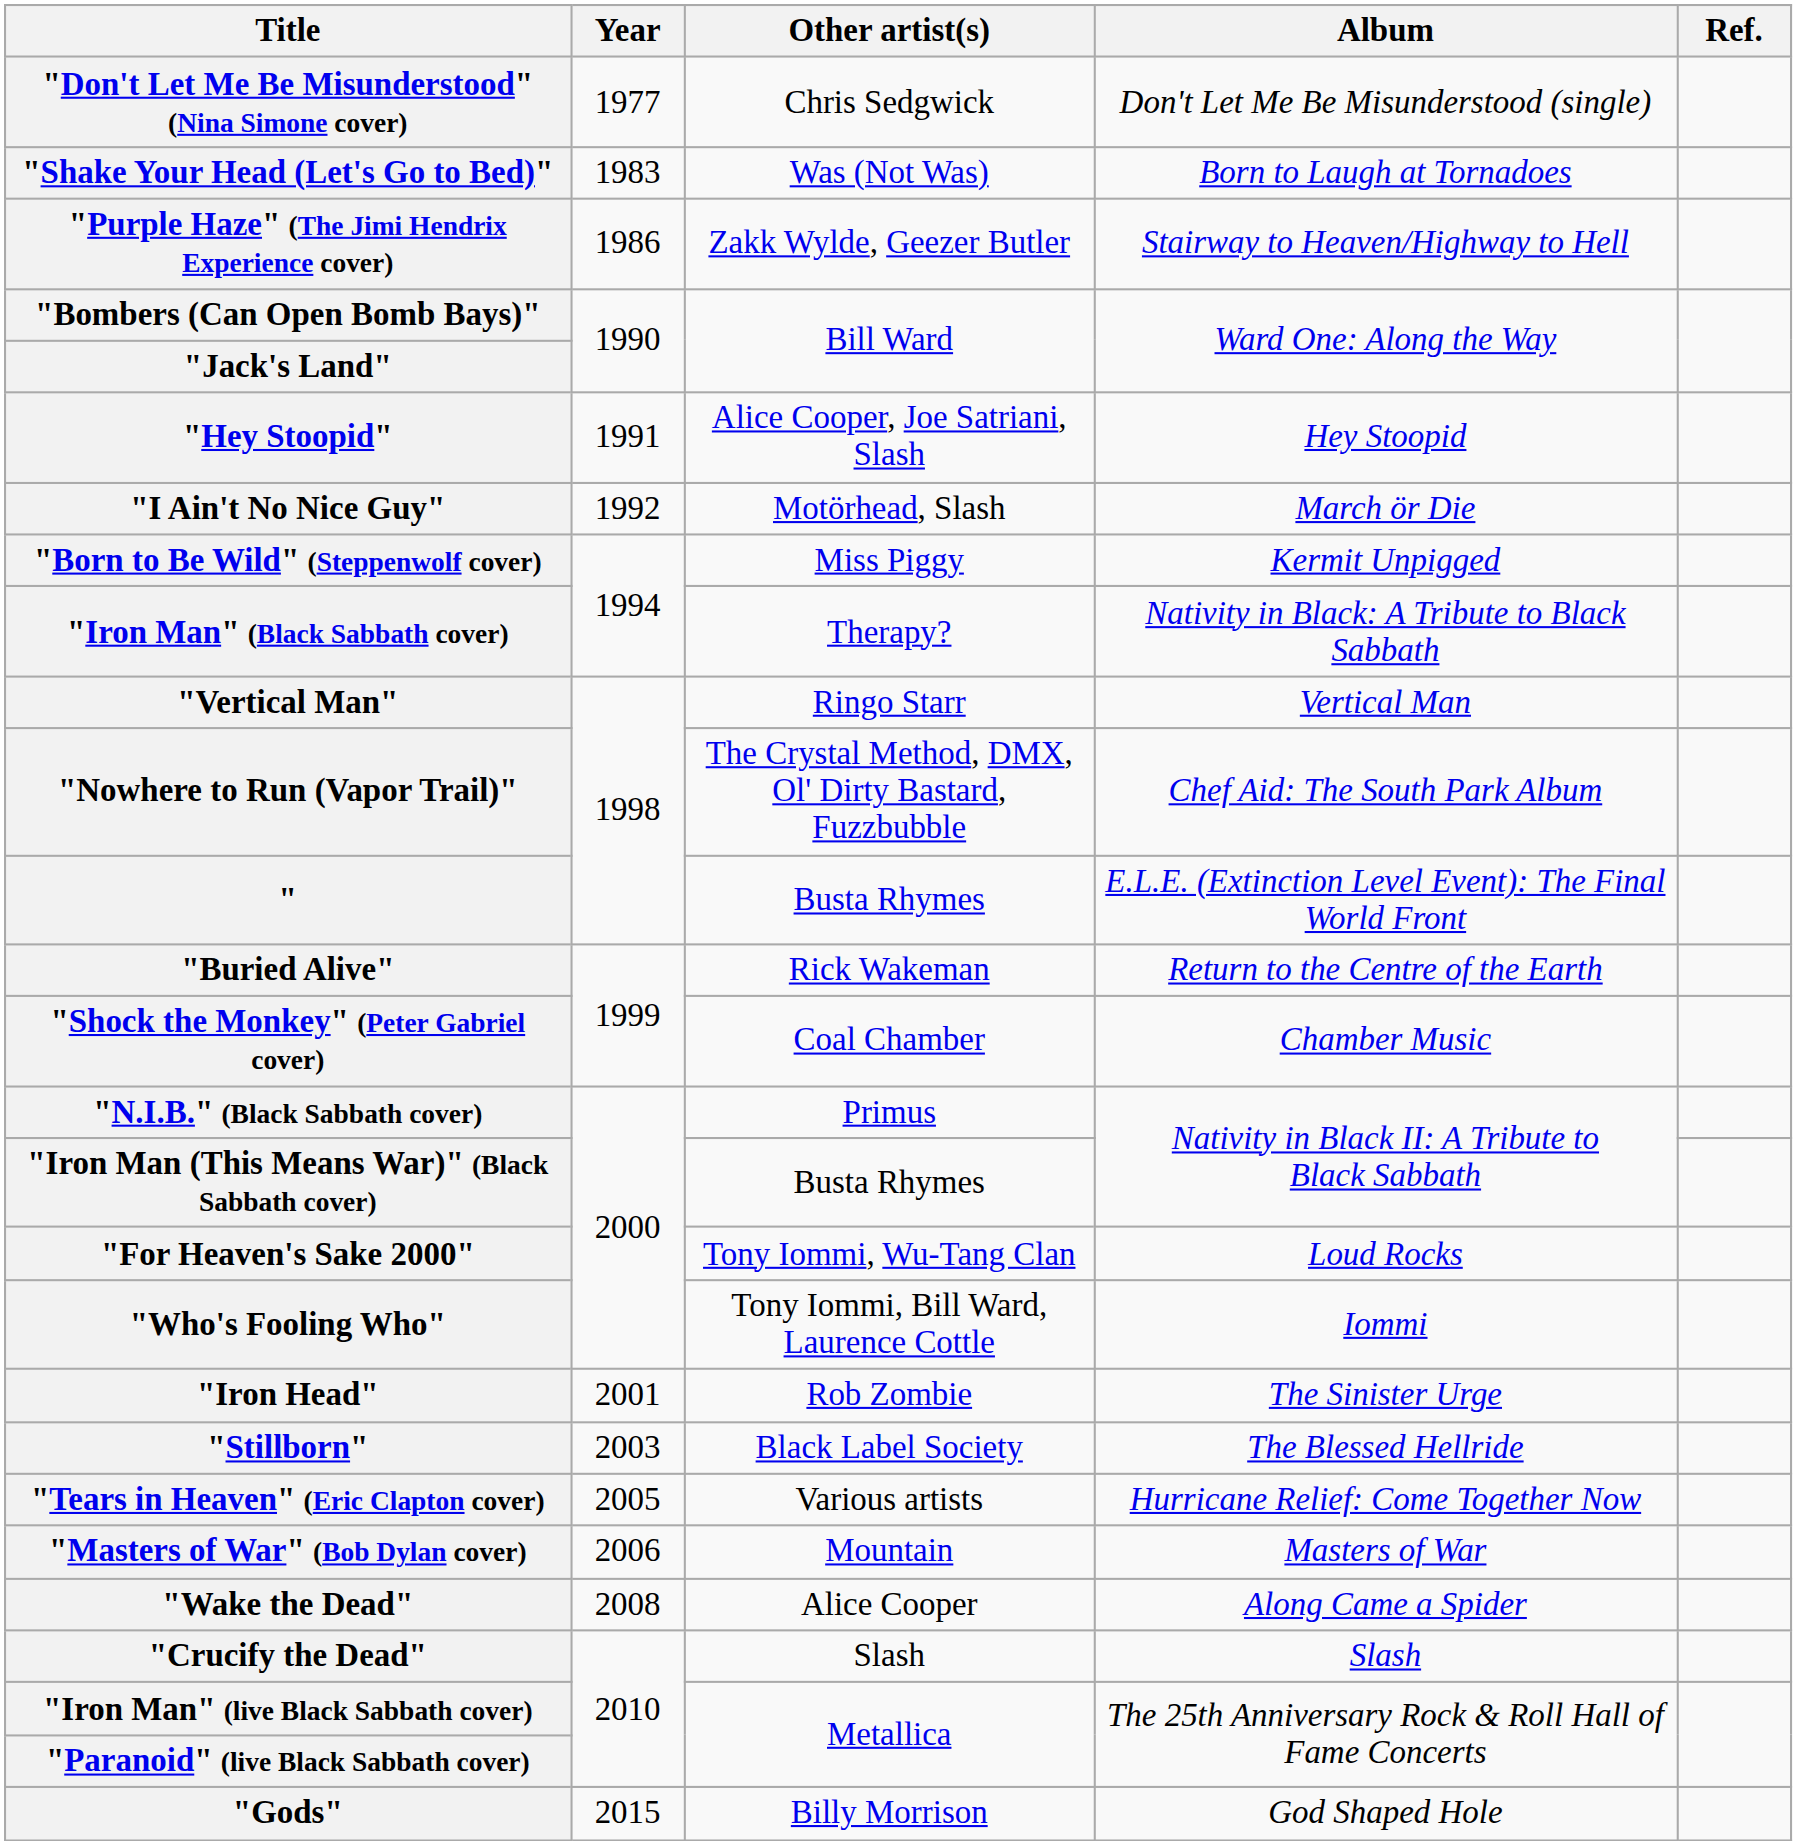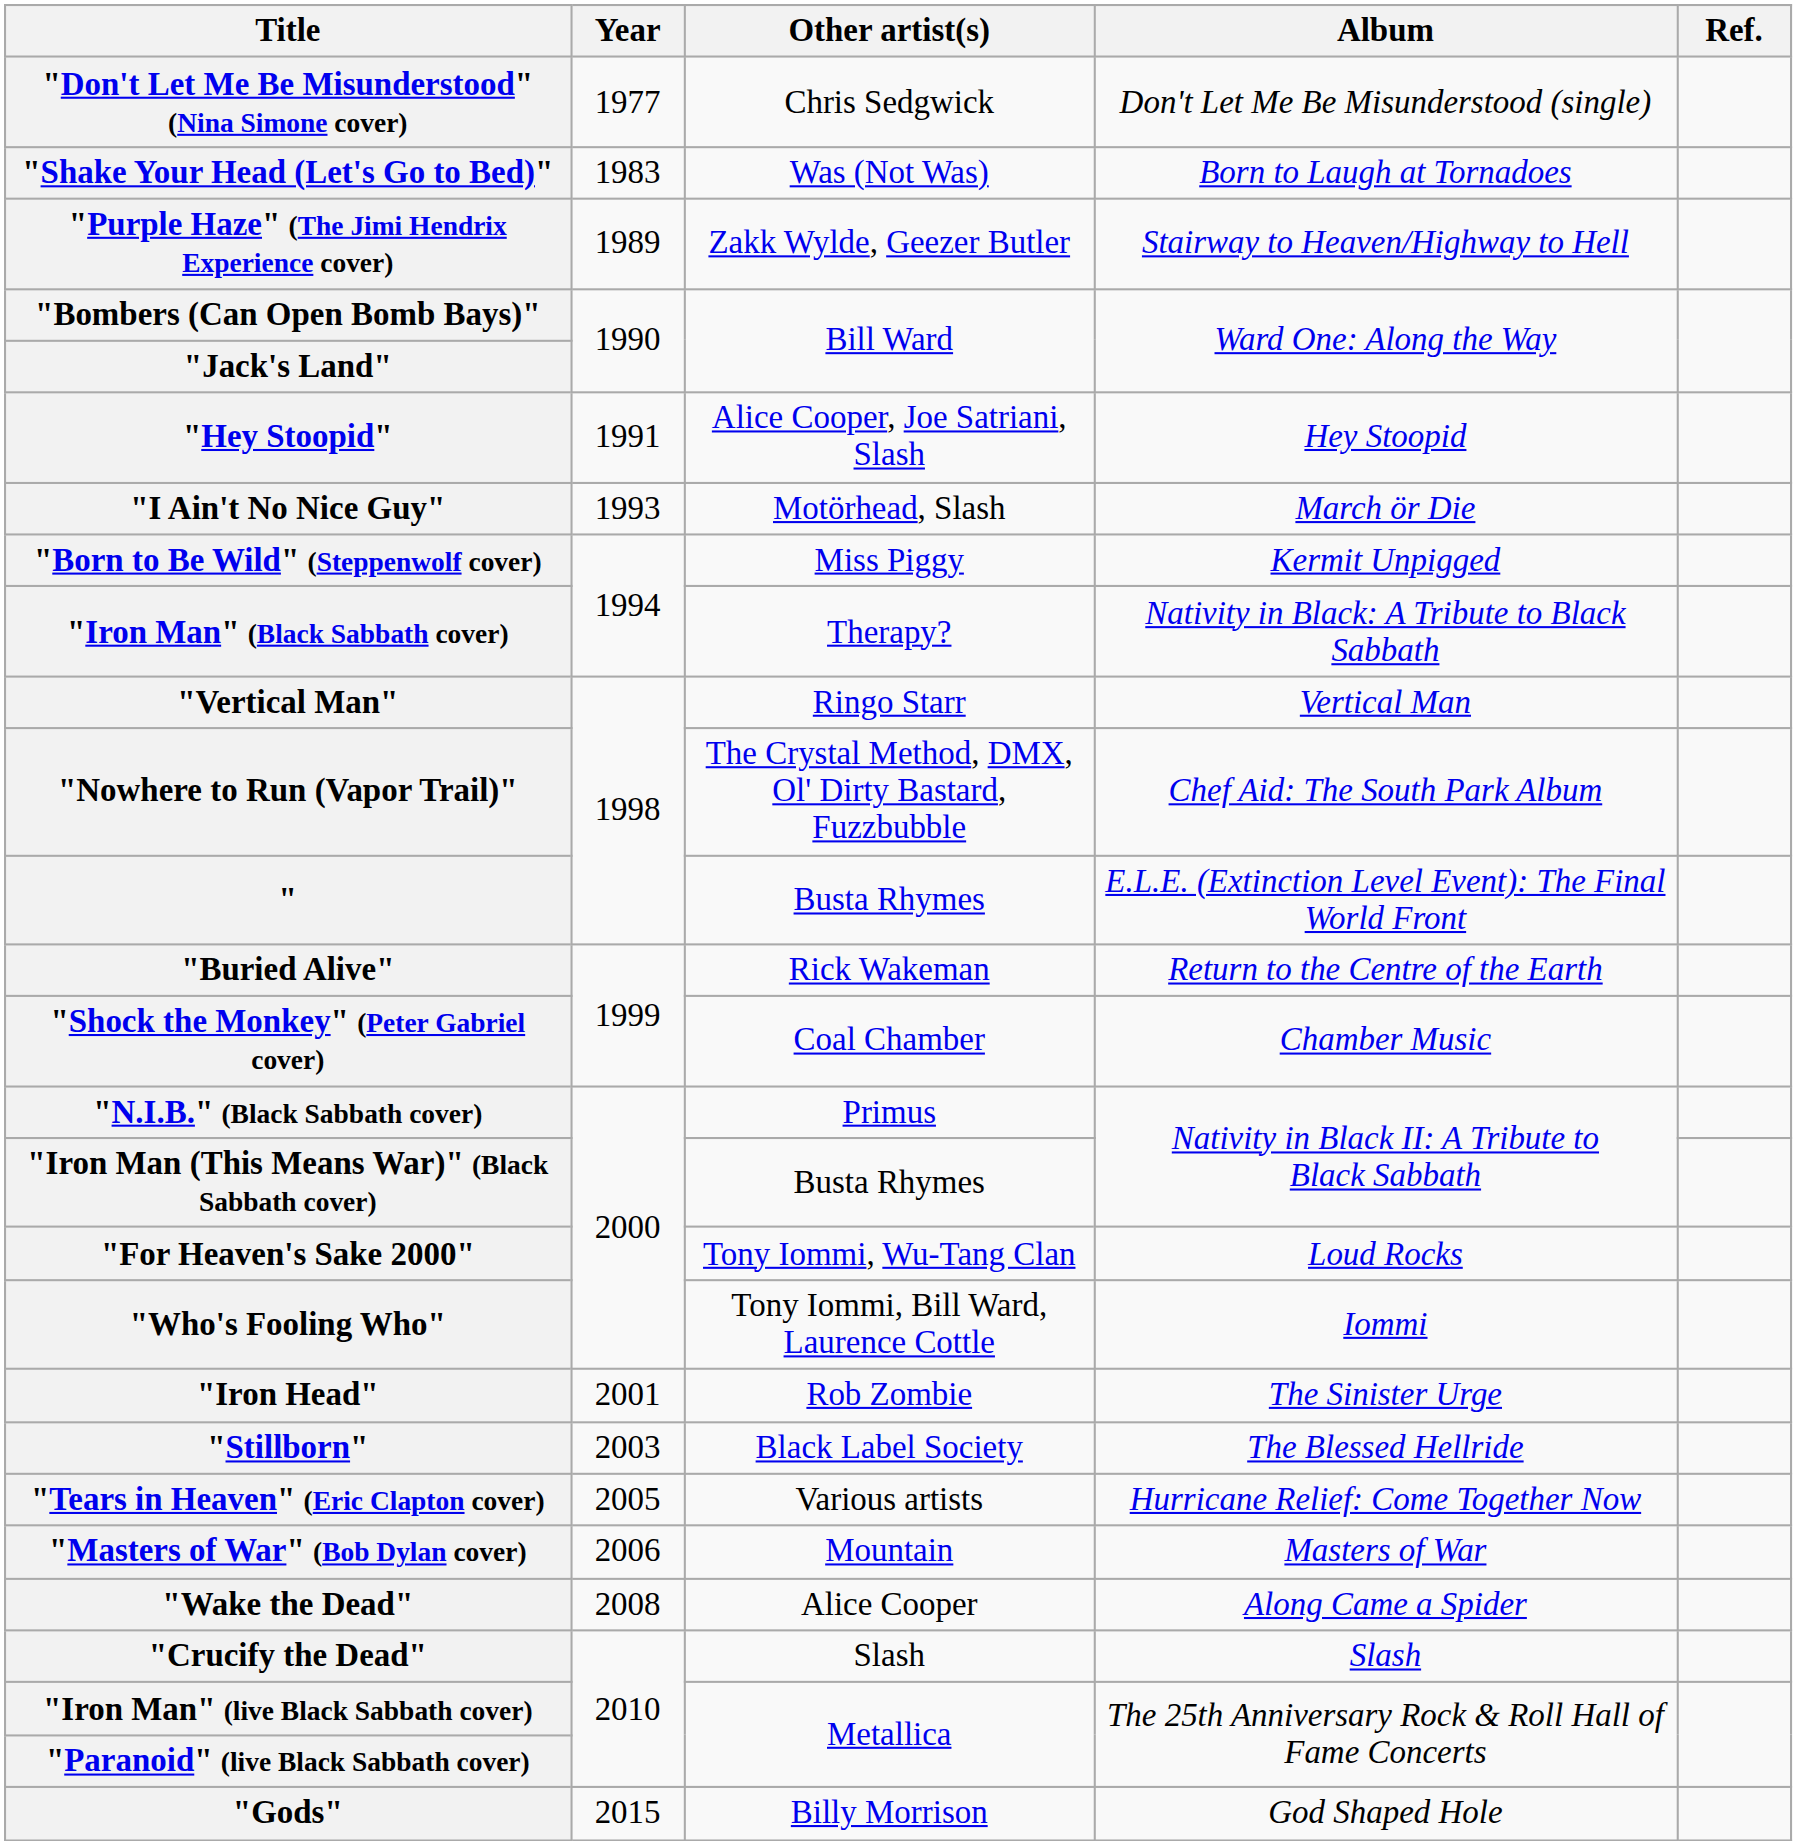(628, 243) 1986 -> (628, 243) 1989
(628, 507) 1992 -> (628, 507) 1993
